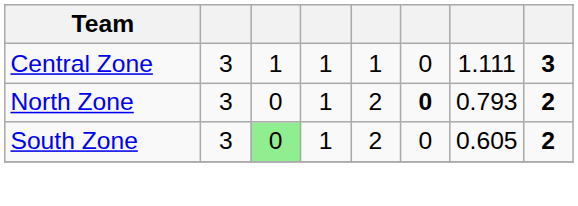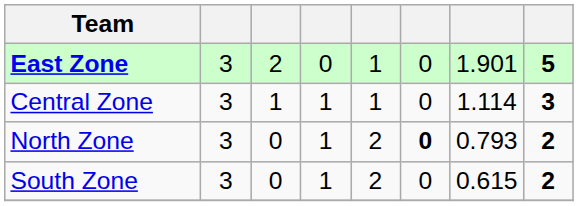+ row: (69, 63)
(487, 63) 1.111 -> (487, 102) 1.114
(276, 141) lightgreen background -> (276, 180) no background
(487, 141) 0.605 -> (487, 180) 0.615
